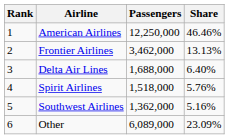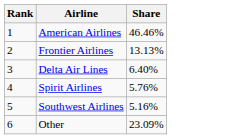- column: (155, 13)
